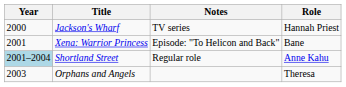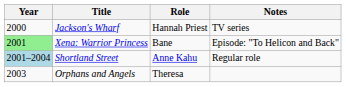columns swapped: (311, 12) <-> (216, 12)
(16, 43) no background -> (16, 43) lightgreen background
